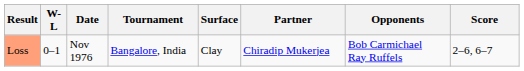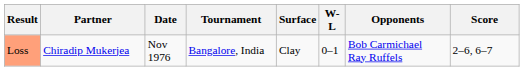columns swapped: (54, 19) <-> (293, 19)
